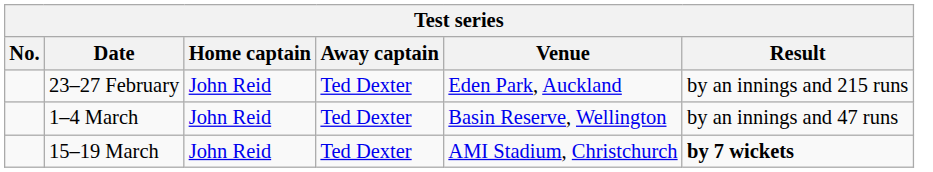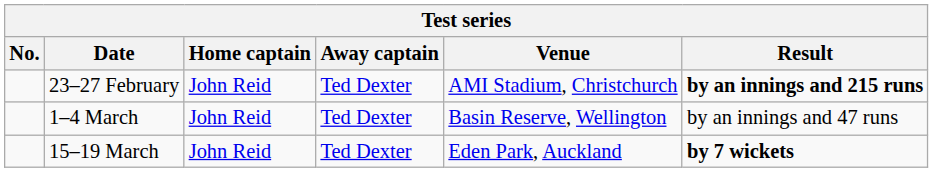(535, 85) Eden Park, Auckland -> (563, 85) AMI Stadium, Christchurch
(798, 85) normal -> (805, 85) bold
(563, 150) AMI Stadium, Christchurch -> (535, 150) Eden Park, Auckland
